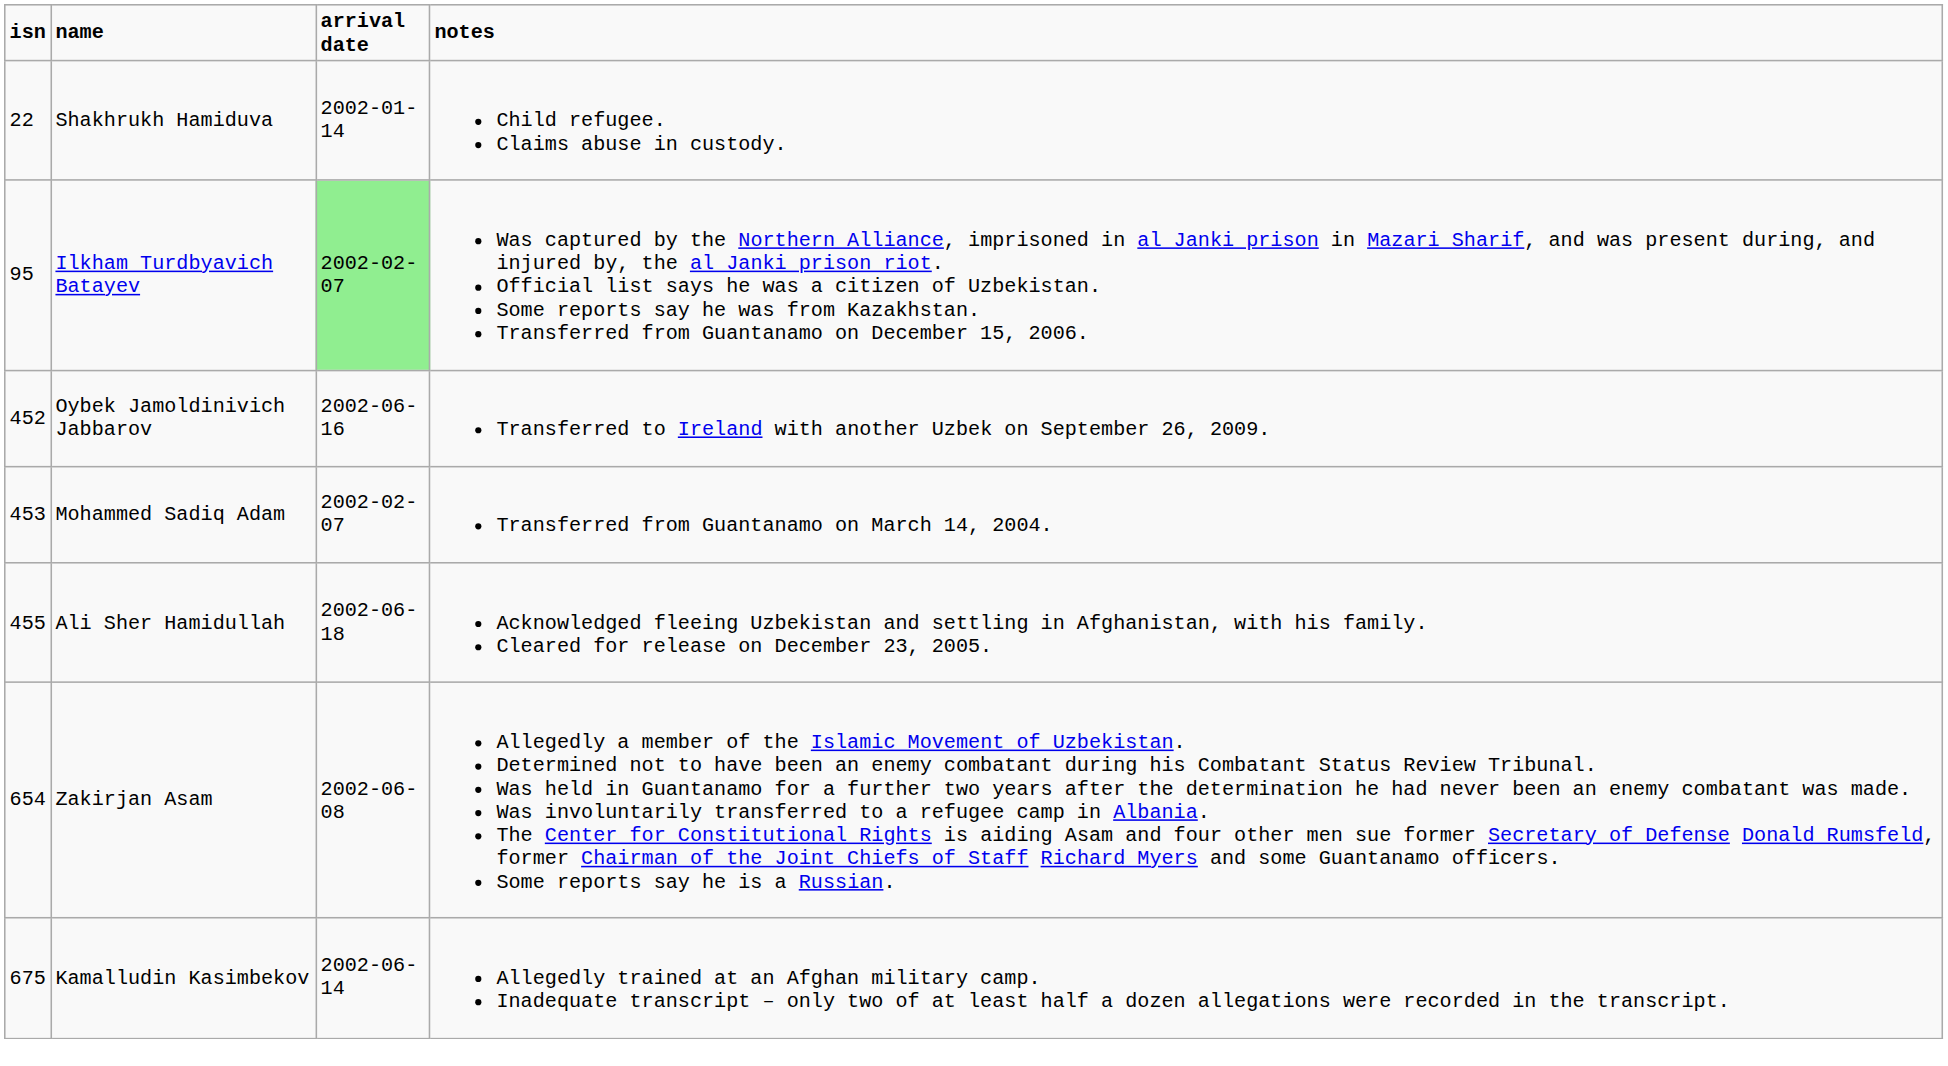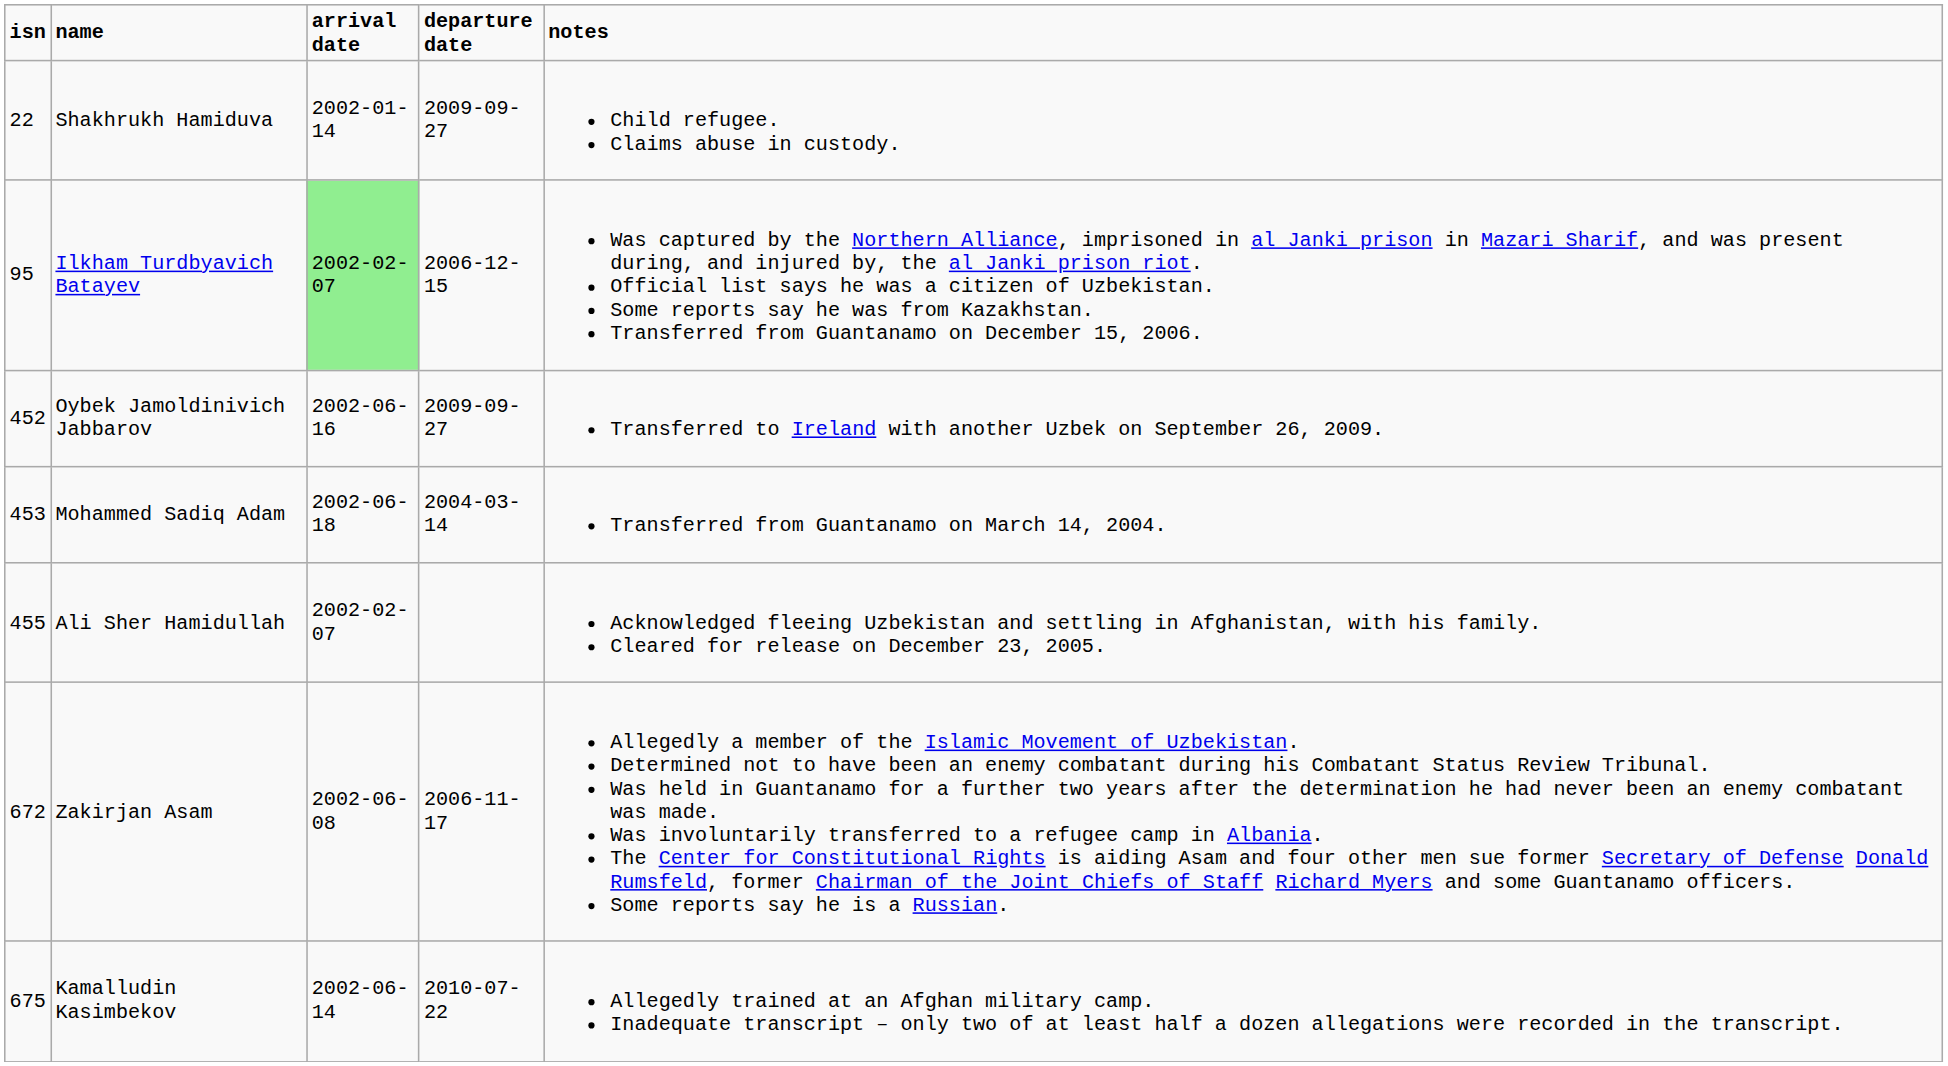+ column: (478, 33)
(369, 514) 2002-02-07 -> (360, 514) 2002-06-18
(369, 622) 2002-06-18 -> (360, 622) 2002-02-07
(28, 800) 654 -> (28, 812) 672
